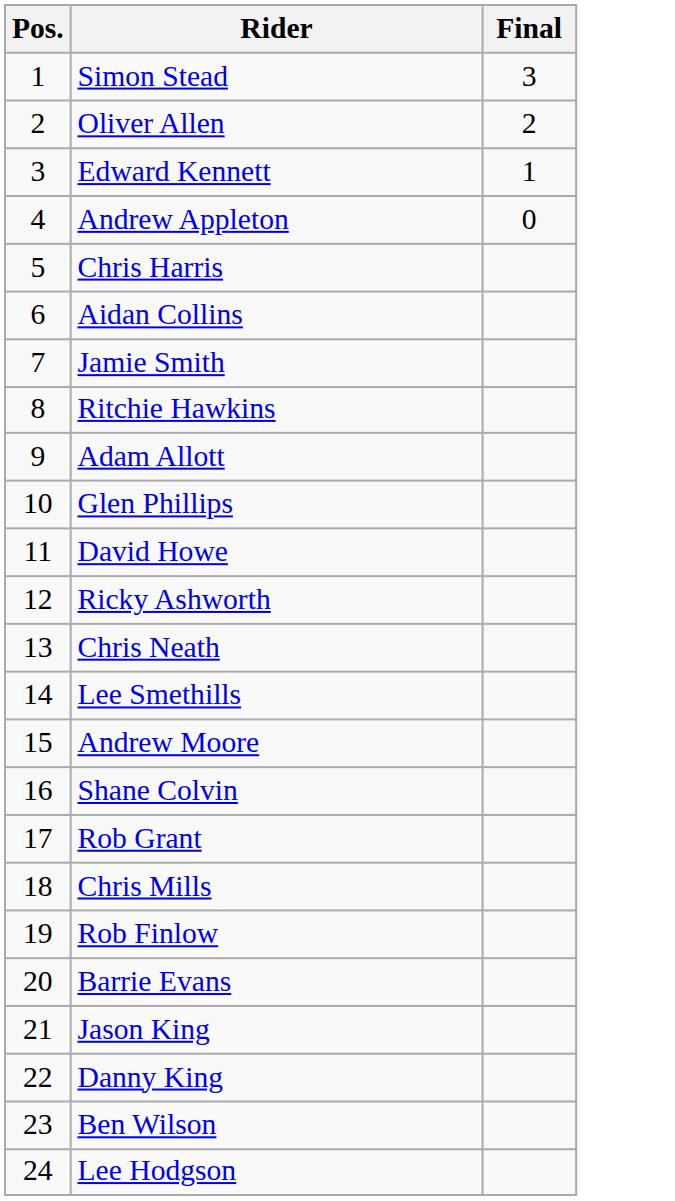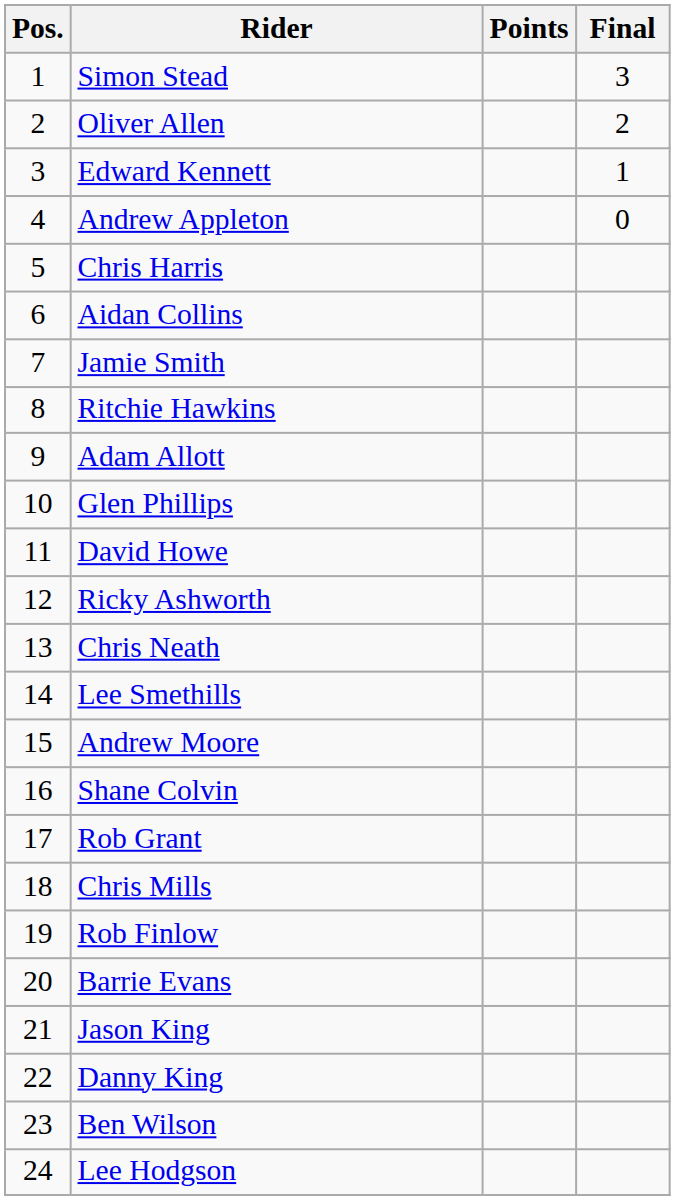+ column: (529, 28)
